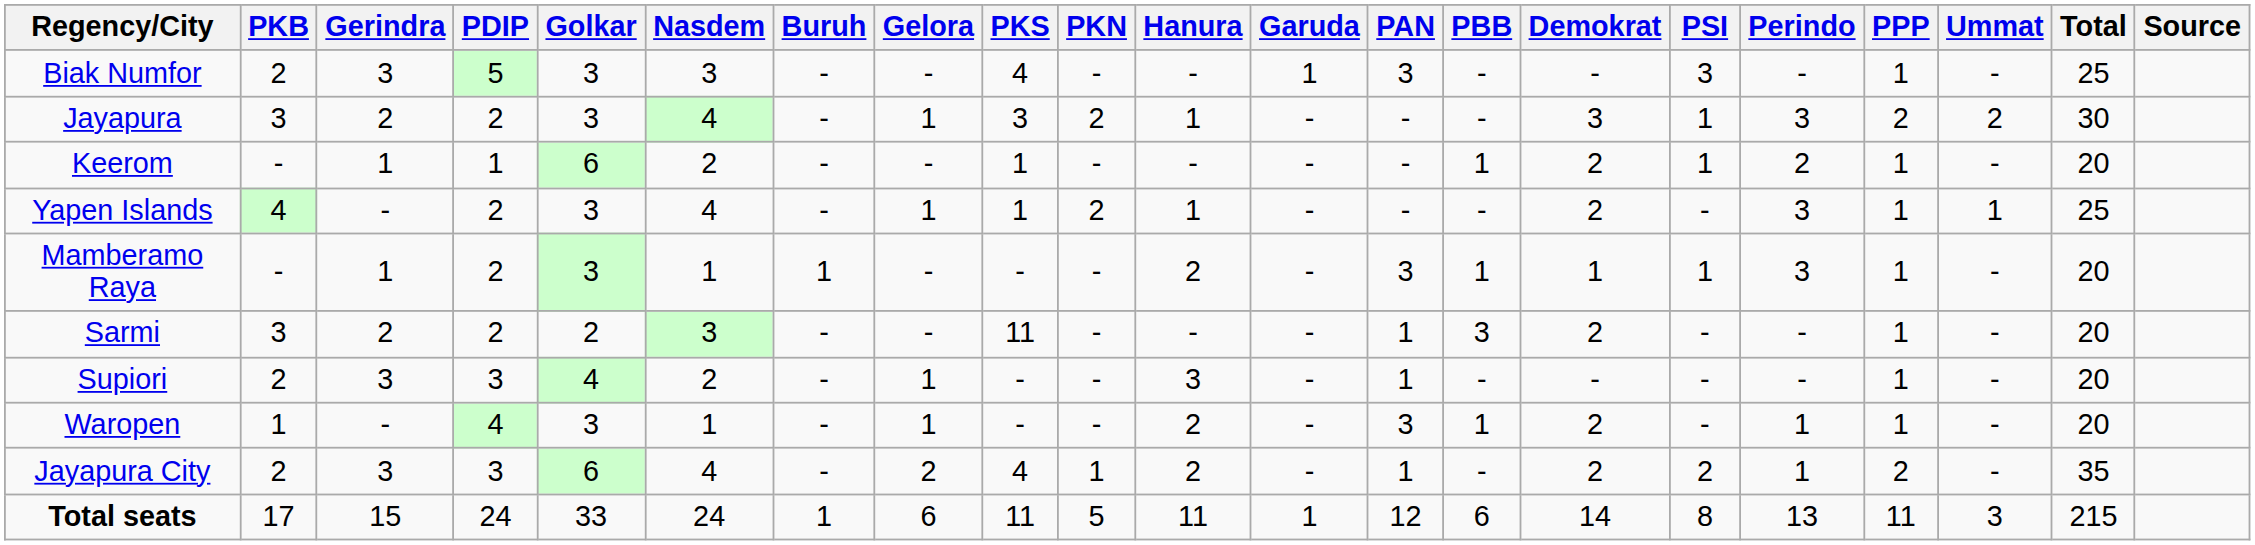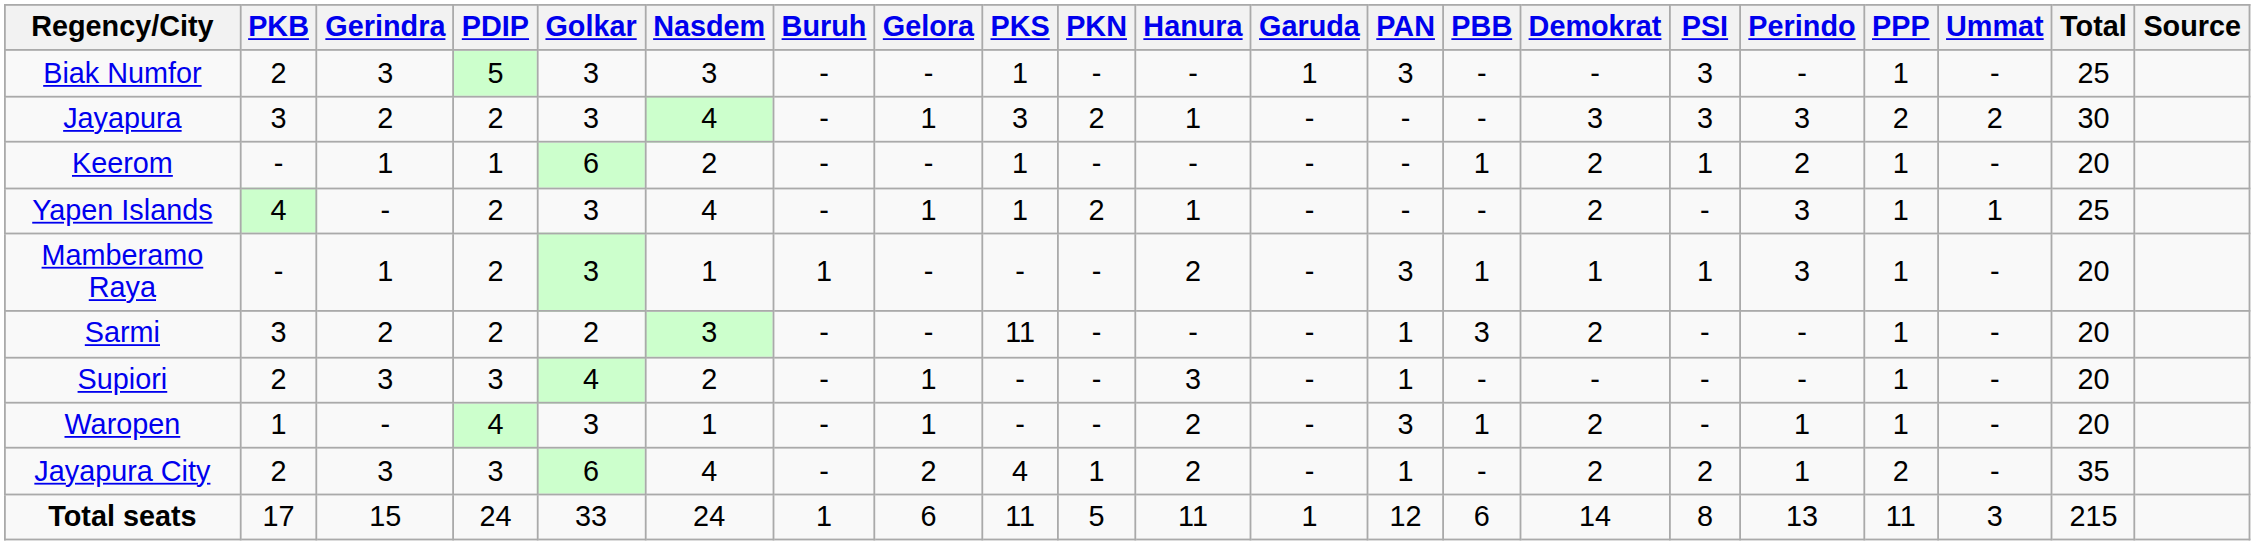(1020, 73) 4 -> (1020, 73) 1
(1705, 118) 1 -> (1705, 118) 3
